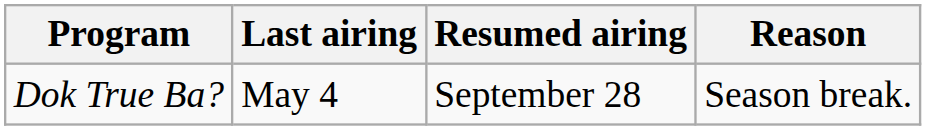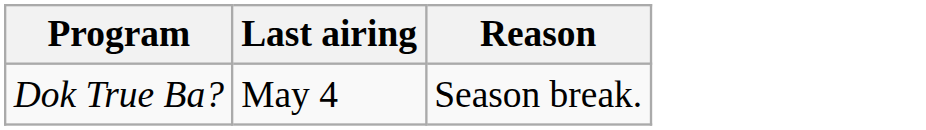- column: (561, 34)
